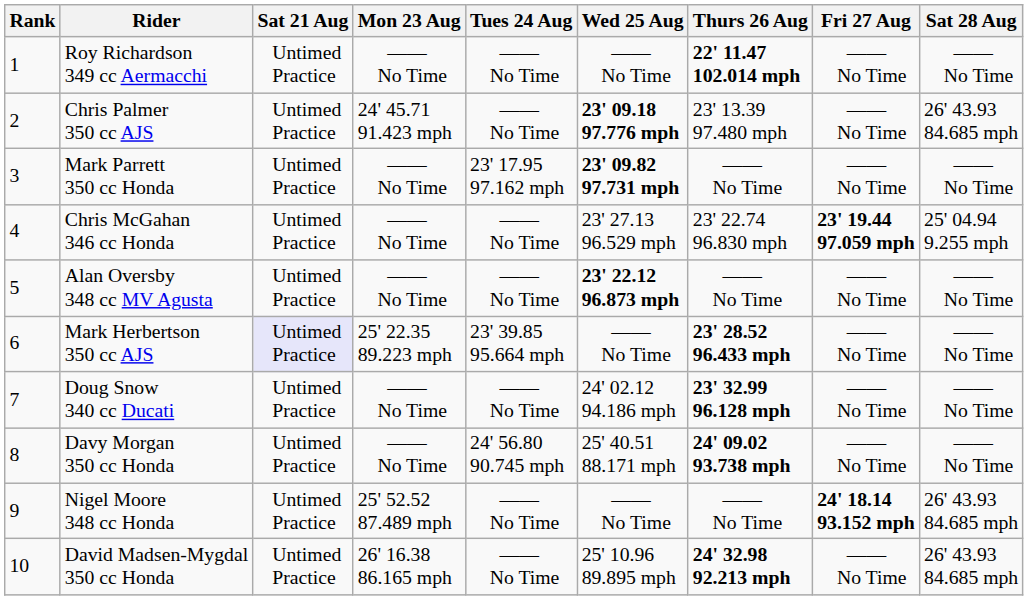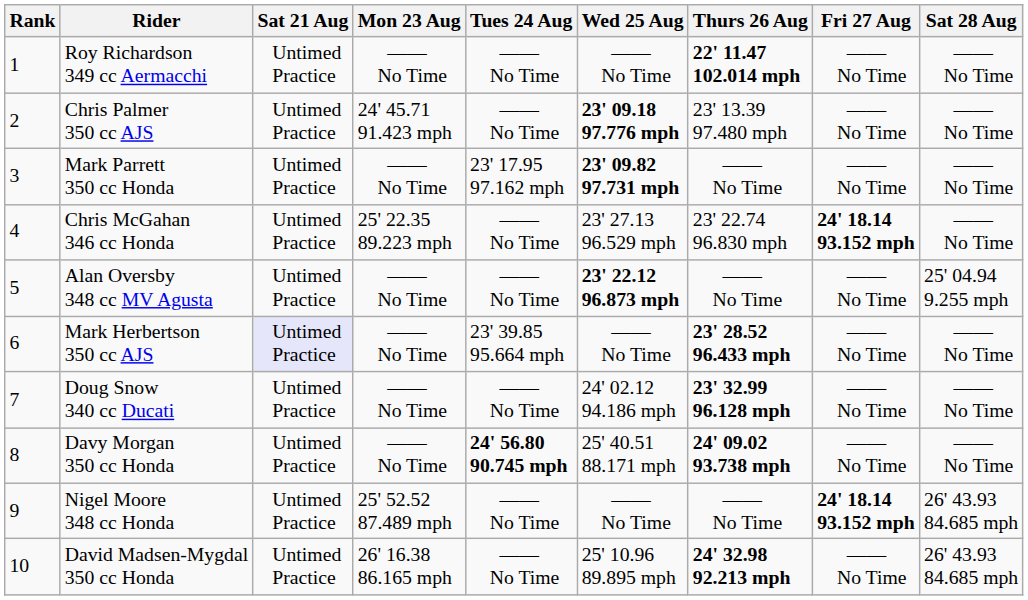(971, 120) 26' 43.93 84.685 mph -> (969, 120) —— No Time
(402, 231) —— No Time -> (405, 231) 25' 22.35 89.223 mph
(866, 231) 23' 19.44 97.059 mph -> (866, 231) 24' 18.14 93.152 mph
(966, 231) 25' 04.94 9.255 mph -> (969, 231) —— No Time
(969, 287) —— No Time -> (966, 287) 25' 04.94 9.255 mph
(405, 343) 25' 22.35 89.223 mph -> (402, 343) —— No Time
(517, 454) normal -> (519, 454) bold
